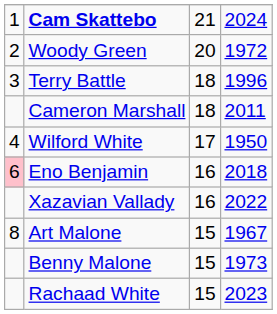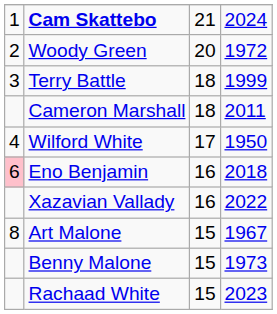(246, 80) 1996 -> (246, 80) 1999
